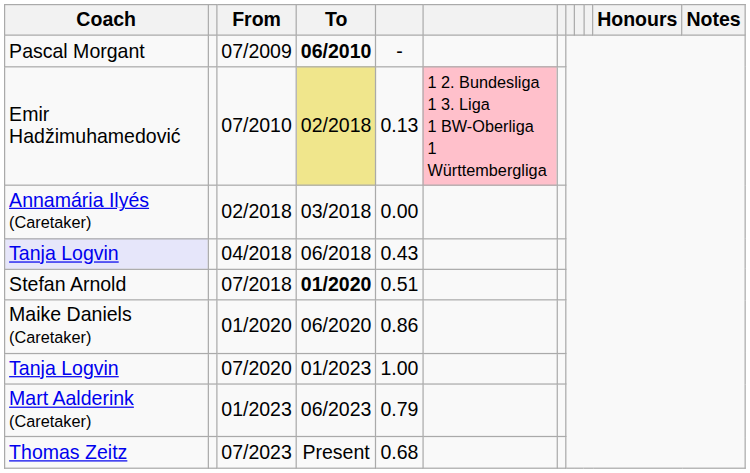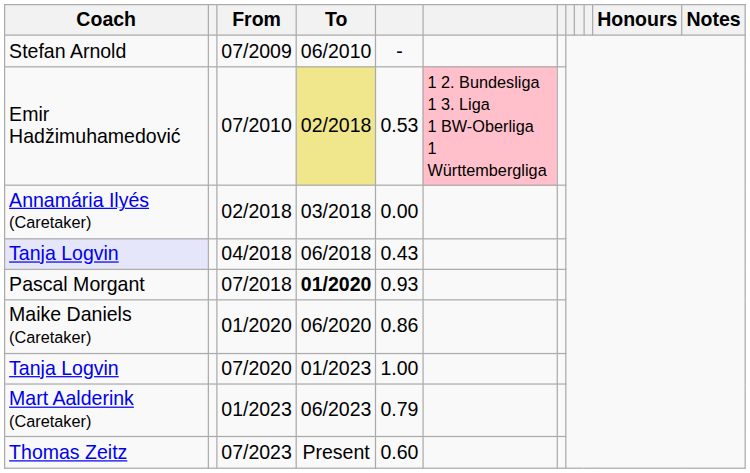(77, 50) Pascal Morgant -> (68, 50) Stefan Arnold
(336, 50) bold -> (336, 50) normal
(399, 125) 0.13 -> (399, 125) 0.53
(68, 284) Stefan Arnold -> (77, 284) Pascal Morgant
(399, 284) 0.51 -> (399, 284) 0.93
(399, 452) 0.68 -> (399, 452) 0.60
